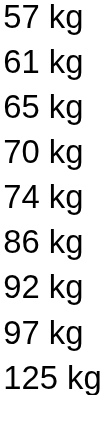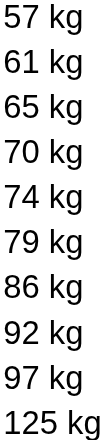+ row: (43, 242)
